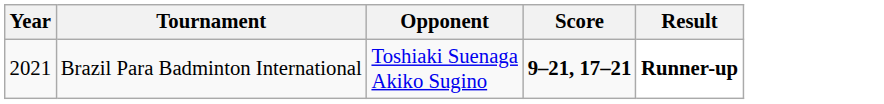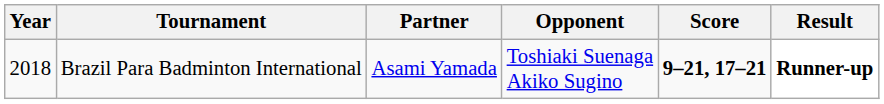+ column: (434, 21)
(30, 68) 2021 -> (30, 68) 2018
